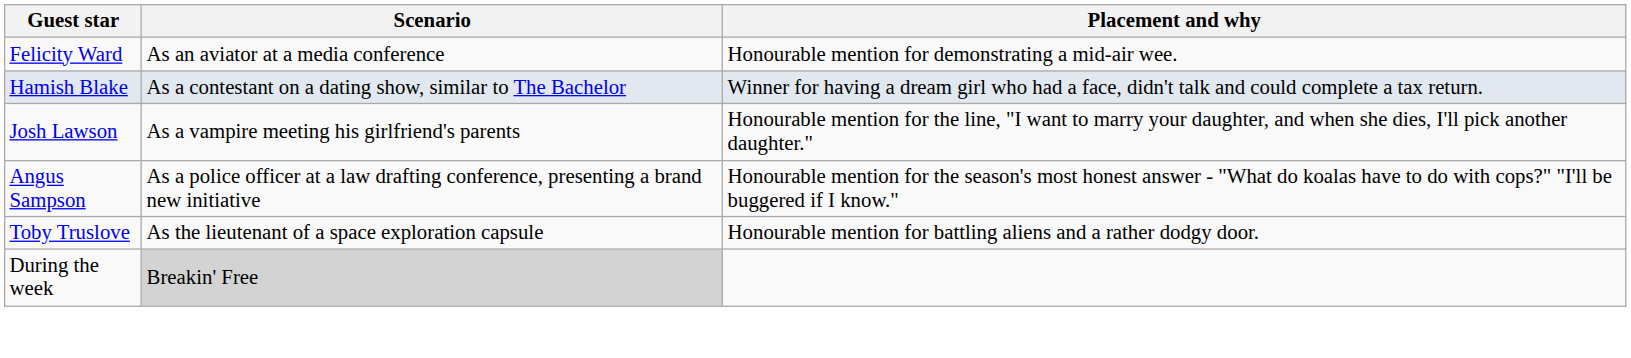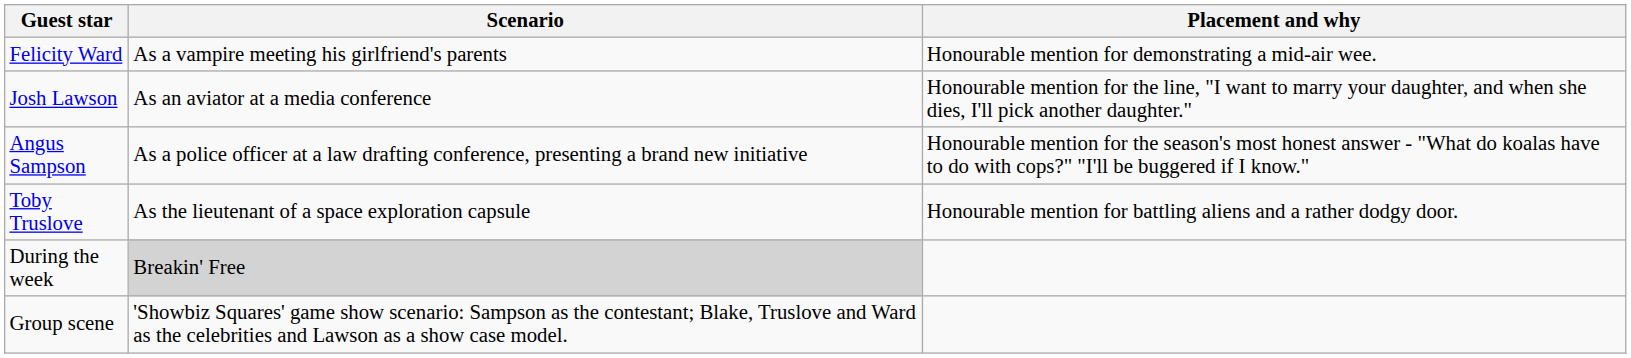(296, 53) As an aviator at a media conference -> (320, 53) As a vampire meeting his girlfriend's parents
- row: (69, 86)
(333, 131) As a vampire meeting his girlfriend's parents -> (282, 98) As an aviator at a media conference
+ row: (62, 324)
